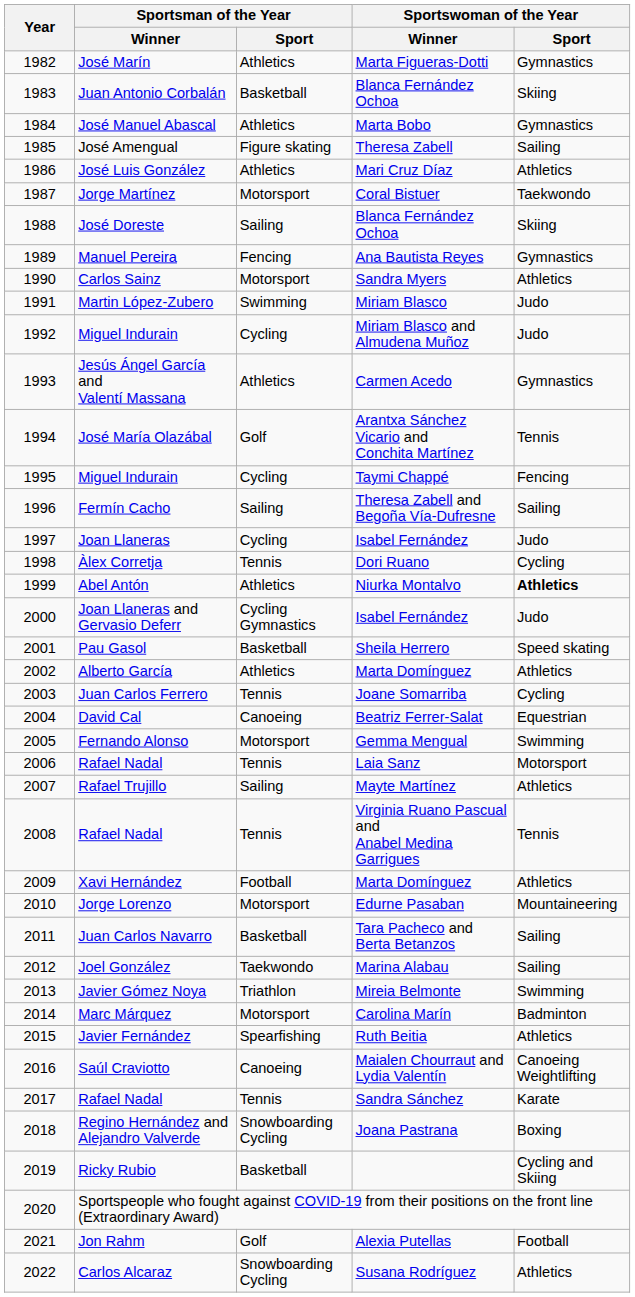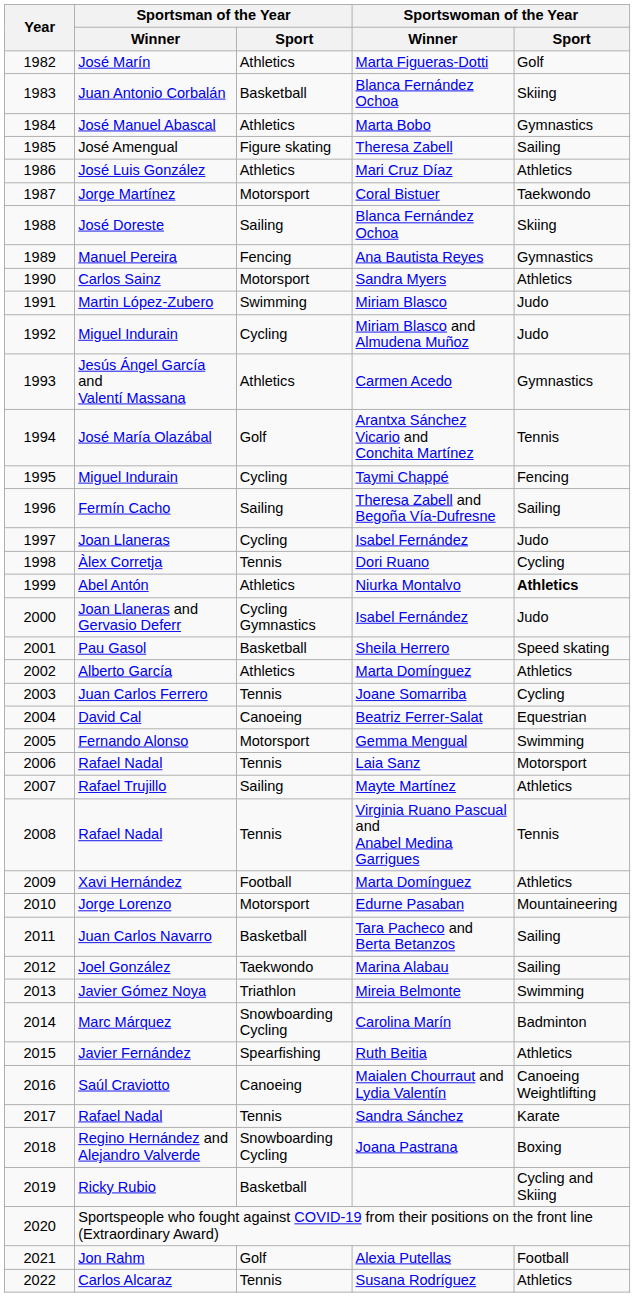(555, 62) Gymnastics -> (530, 62) Golf
(274, 1014) Motorsport -> (286, 1022) Snowboarding Cycling
(286, 1272) Snowboarding Cycling -> (261, 1280) Tennis
